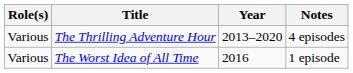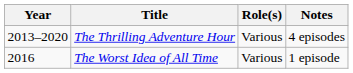columns swapped: (252, 15) <-> (28, 15)
